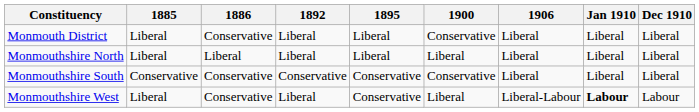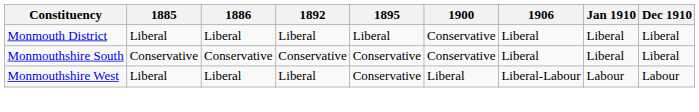(238, 35) Conservative -> (223, 35) Liberal
- row: (66, 55)
(238, 96) Conservative -> (223, 76) Liberal
(607, 96) bold -> (605, 76) normal
